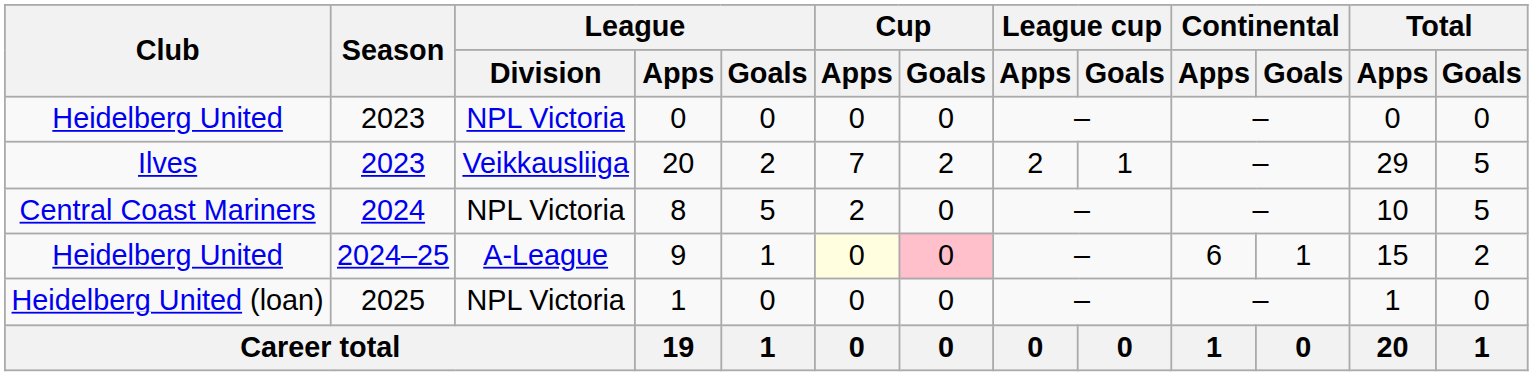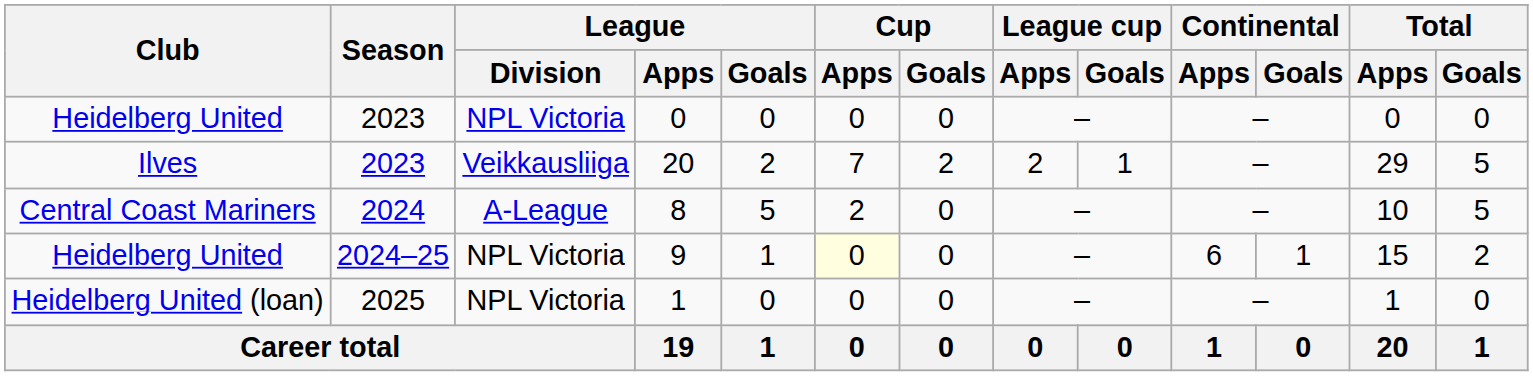(546, 210) NPL Victoria -> (546, 210) A-League
(546, 255) A-League -> (546, 255) NPL Victoria
(946, 255) pink background -> (946, 255) no background
